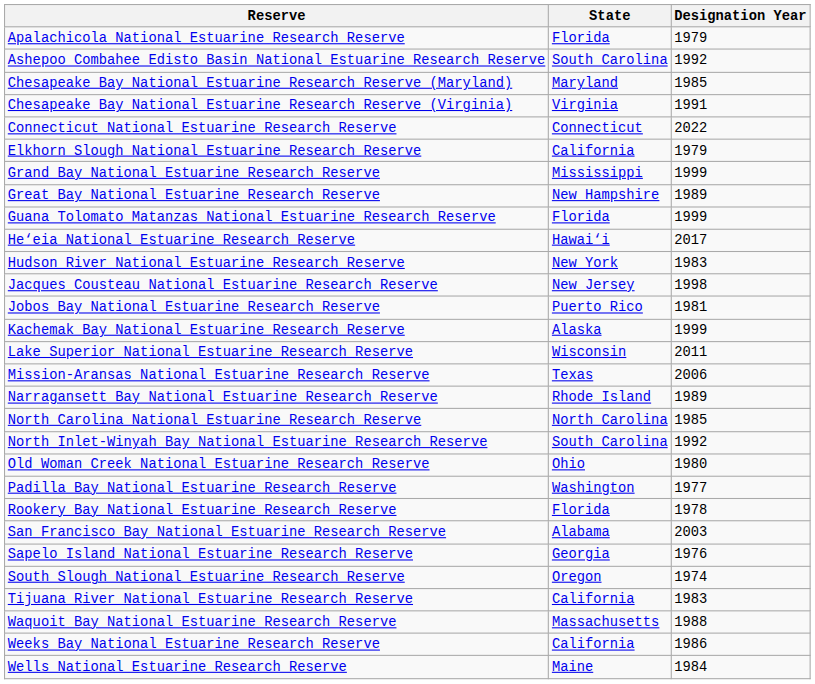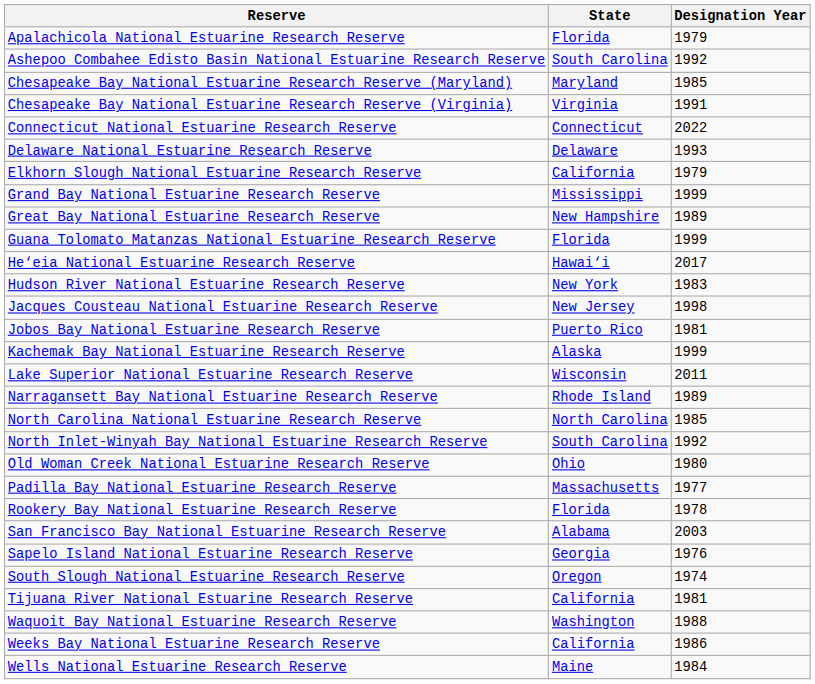+ row: (190, 151)
- row: (219, 375)
(593, 487) Washington -> (606, 487) Massachusetts
(691, 600) 1983 -> (691, 600) 1981
(606, 622) Massachusetts -> (593, 622) Washington
